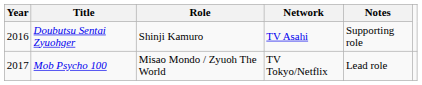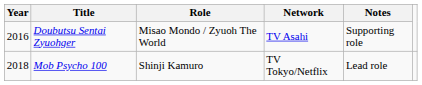(171, 36) Shinji Kamuro -> (198, 36) Misao Mondo / Zyuoh The World
(18, 65) 2017 -> (18, 65) 2018
(198, 65) Misao Mondo / Zyuoh The World -> (171, 65) Shinji Kamuro
